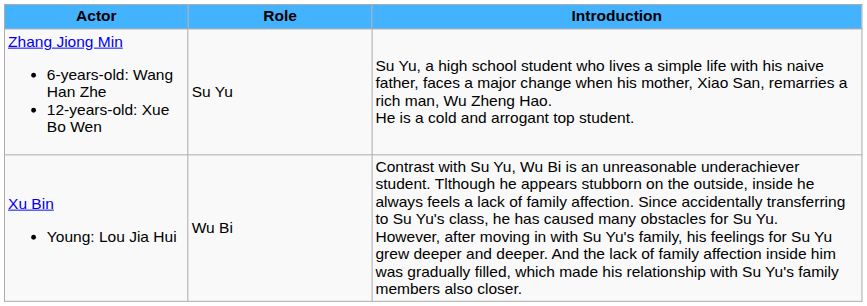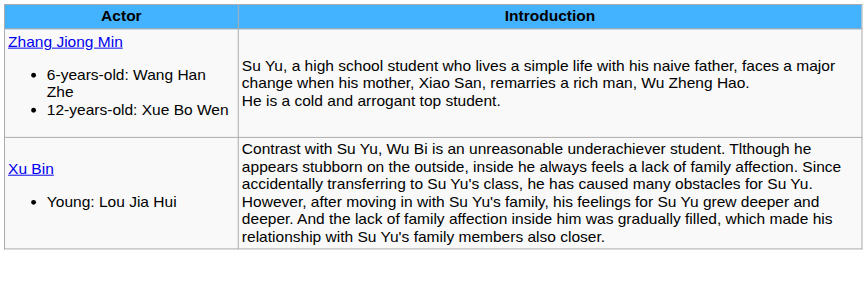- column: (280, 16)
